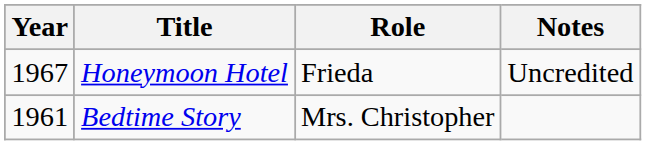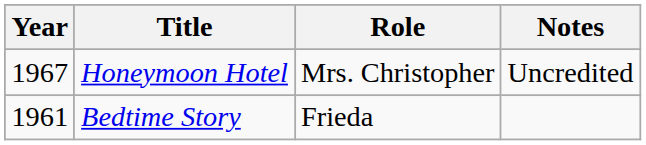(337, 71) Frieda -> (398, 71) Mrs. Christopher
(398, 116) Mrs. Christopher -> (337, 116) Frieda
